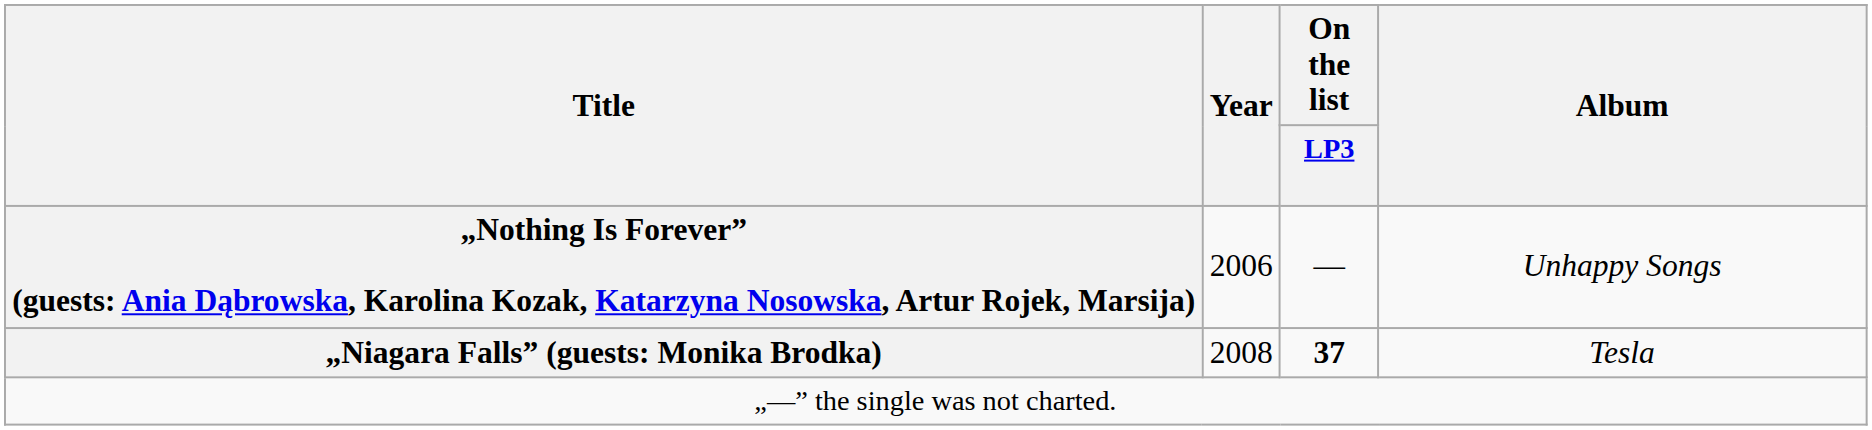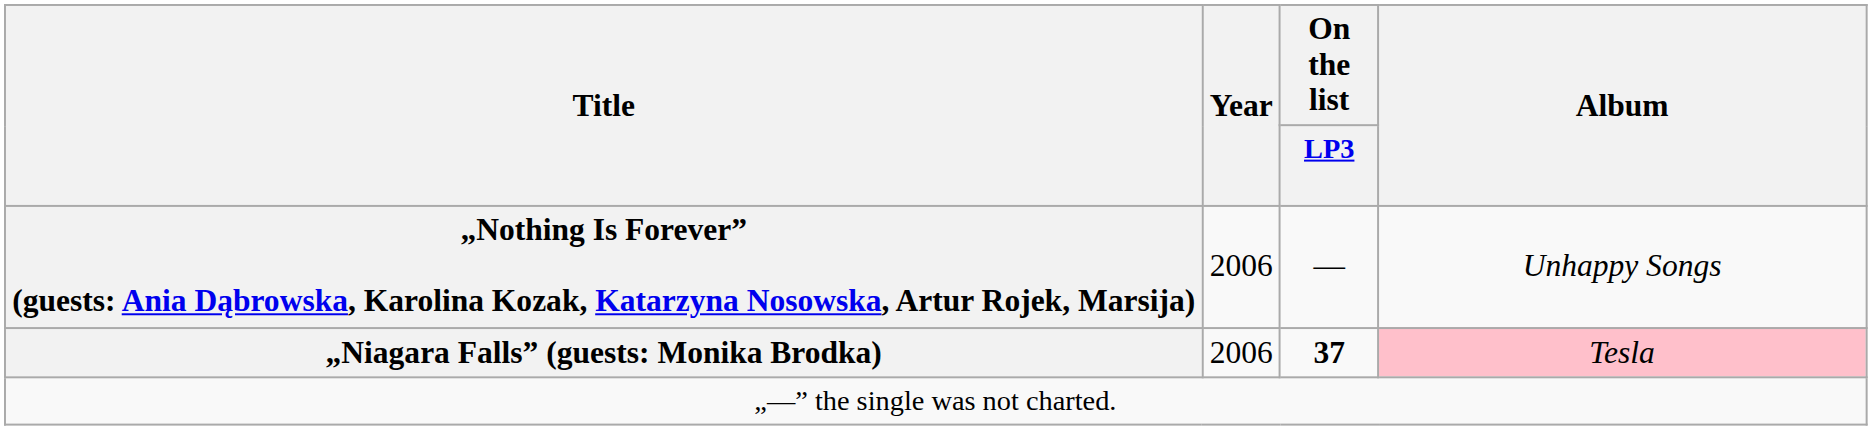(1241, 351) 2008 -> (1241, 351) 2006
(1622, 351) no background -> (1622, 351) pink background
